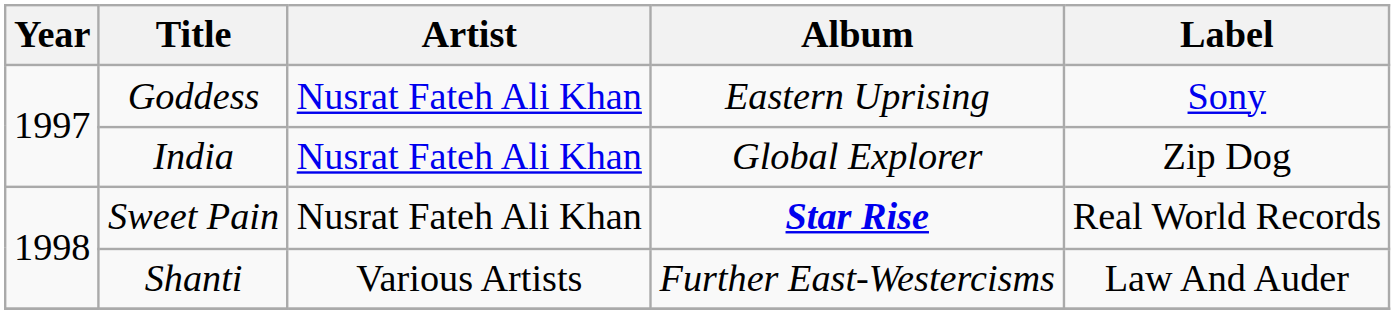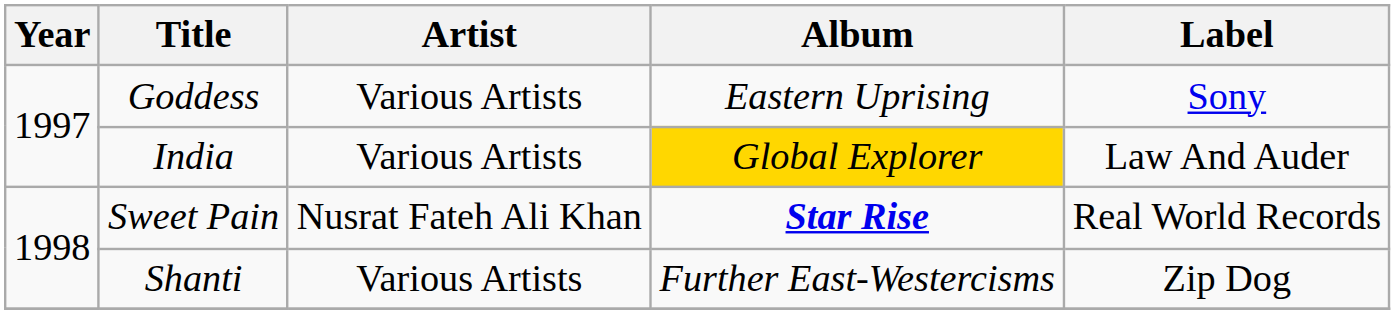(469, 95) Nusrat Fateh Ali Khan -> (469, 95) Various Artists
(469, 156) Nusrat Fateh Ali Khan -> (469, 156) Various Artists
(857, 156) no background -> (857, 156) gold background
(1227, 156) Zip Dog -> (1227, 156) Law And Auder
(1227, 277) Law And Auder -> (1227, 277) Zip Dog
